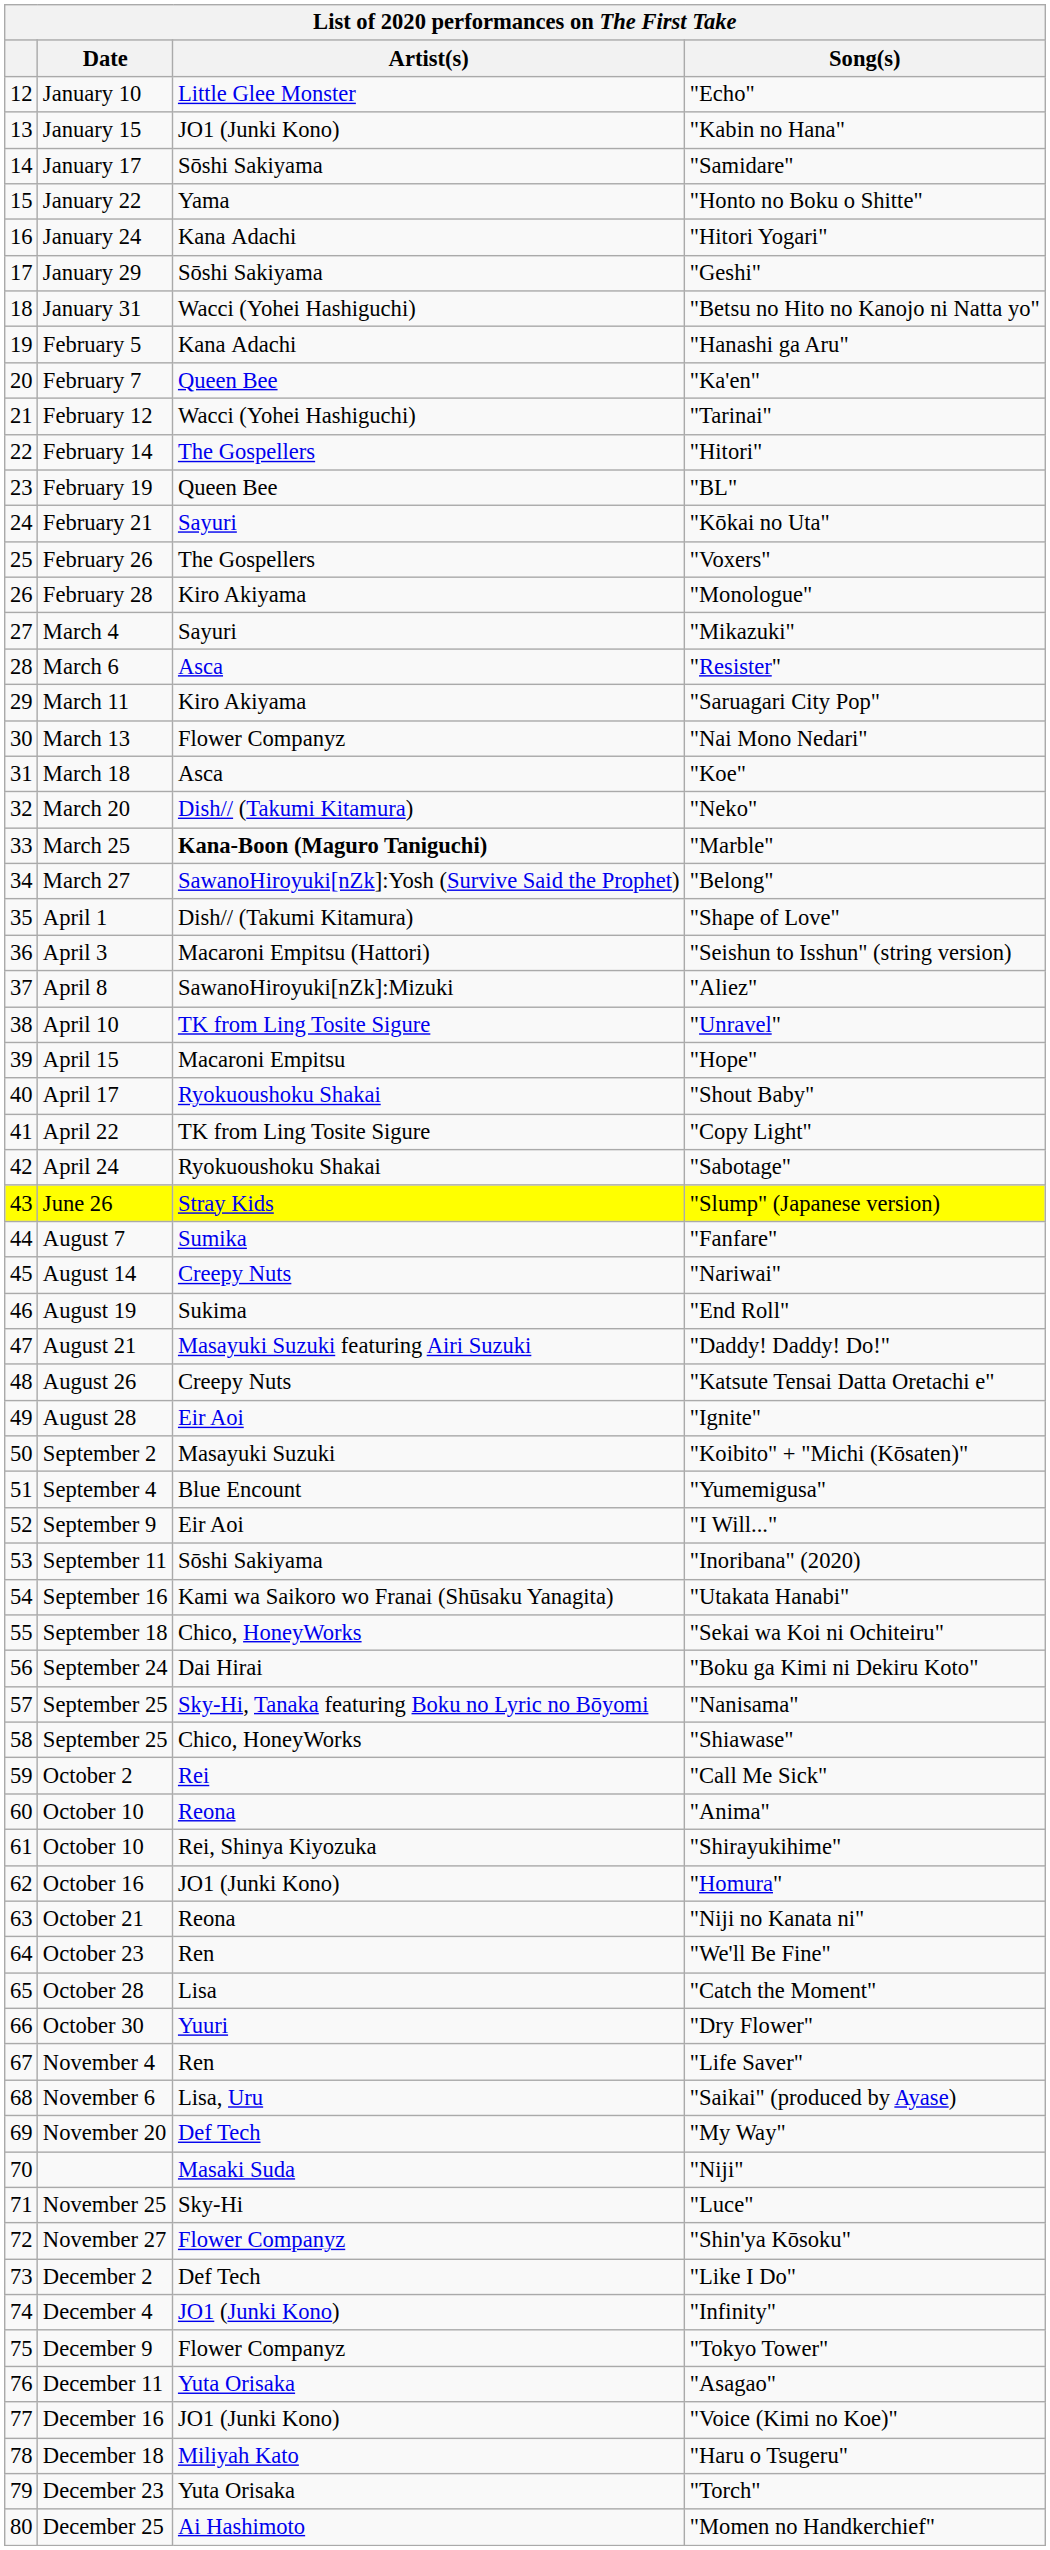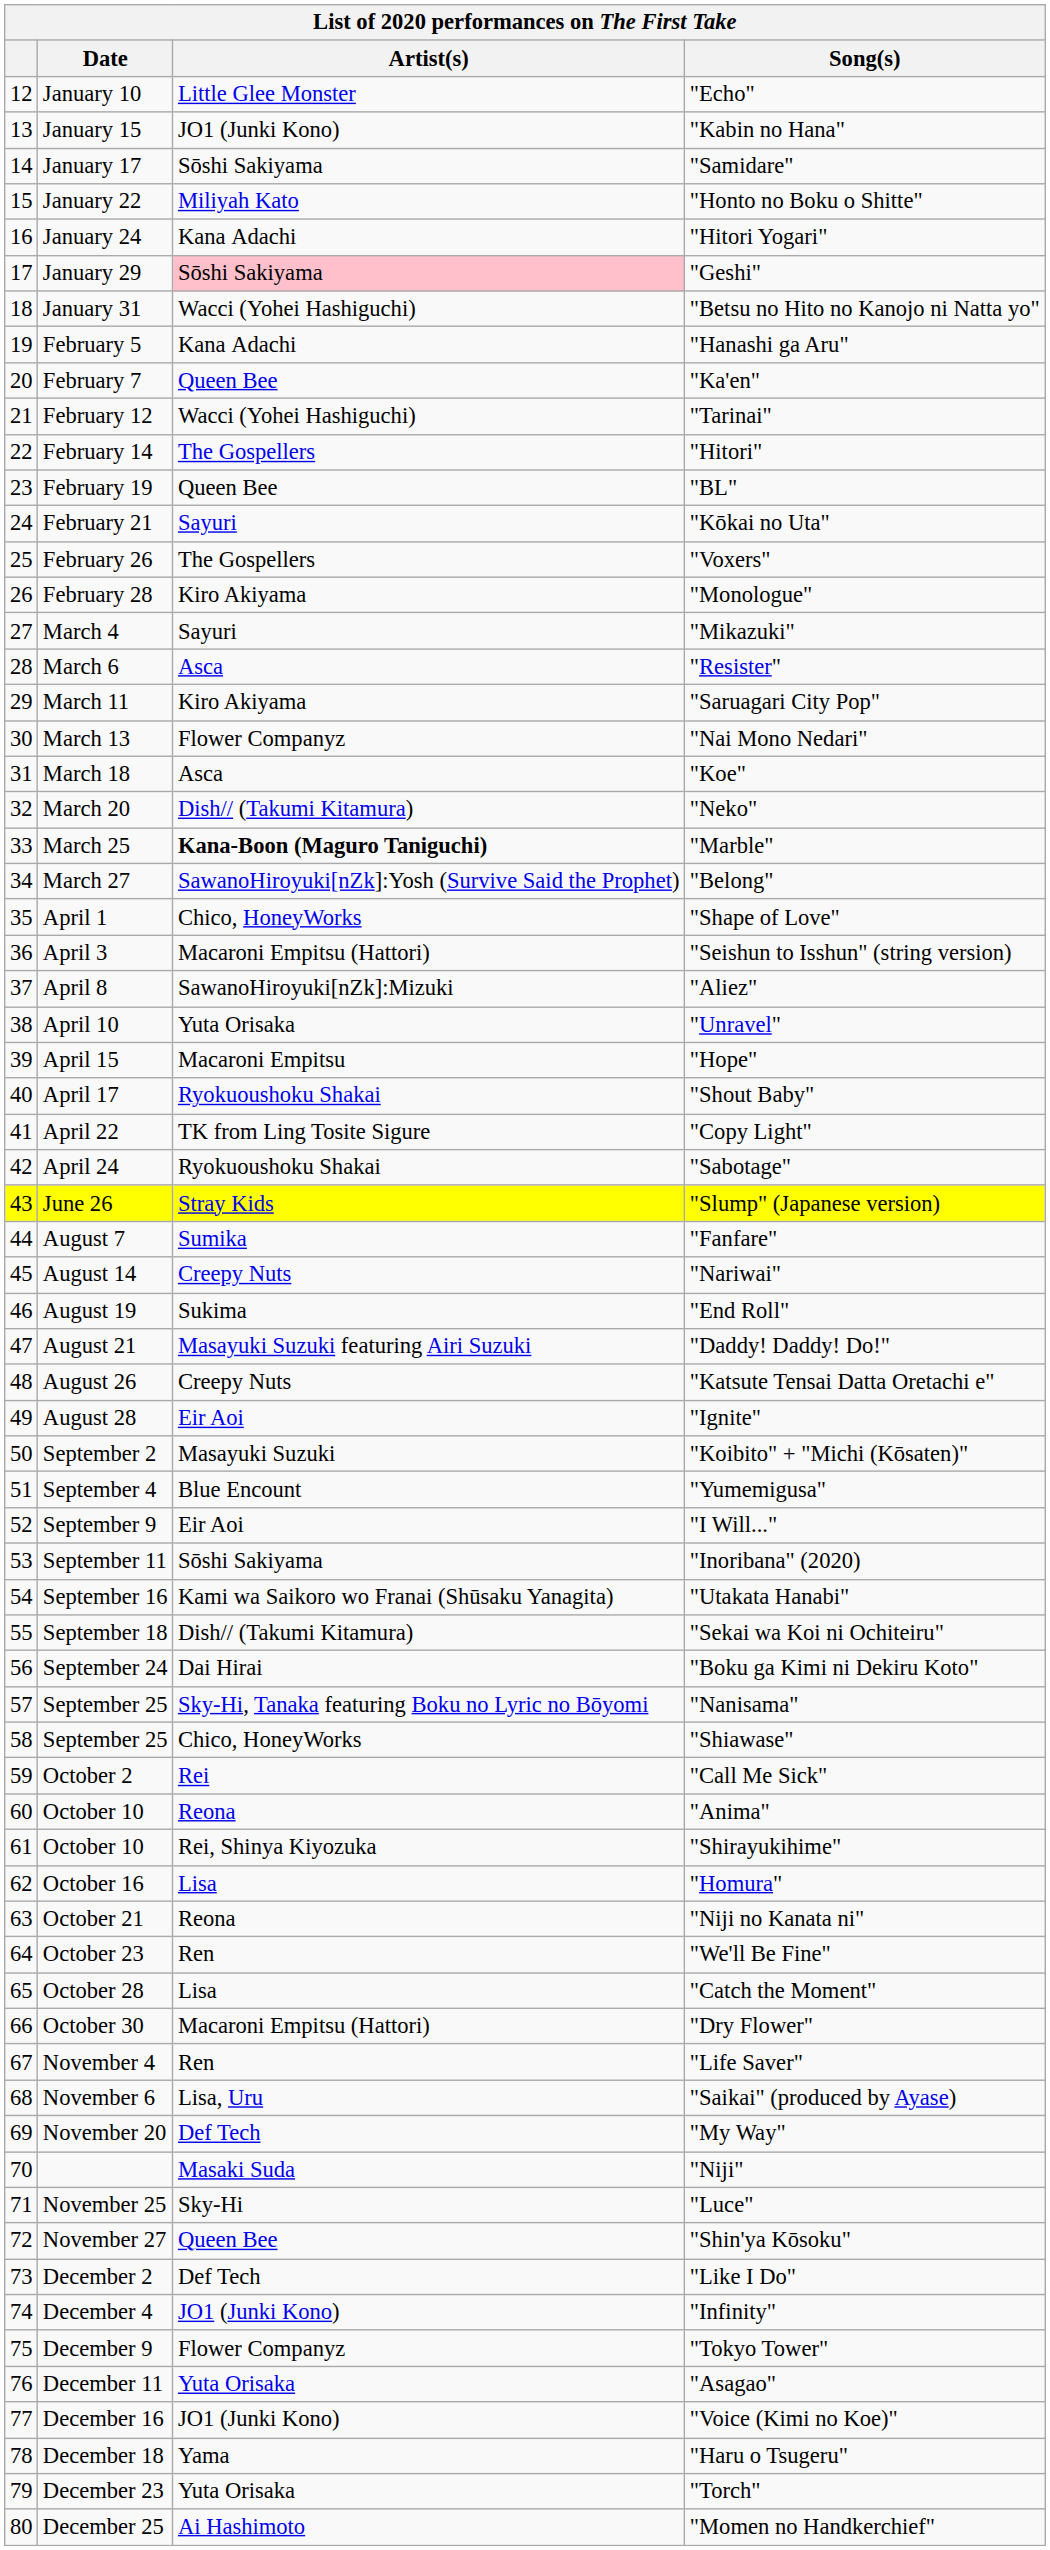(204, 201) Yama -> (238, 201) Miliyah Kato
(250, 272) no background -> (250, 272) pink background
(296, 916) Dish// (Takumi Kitamura) -> (270, 916) Chico, HoneyWorks
(304, 1024) TK from Ling Tosite Sigure -> (237, 1024) Yuta Orisaka
(270, 1632) Chico, HoneyWorks -> (296, 1632) Dish// (Takumi Kitamura)
(259, 1882) JO1 (Junki Kono) -> (197, 1882) Lisa
(203, 2025) Yuuri -> (304, 2025) Macaroni Empitsu (Hattori)
(262, 2240) Flower Companyz -> (228, 2240) Queen Bee
(238, 2455) Miliyah Kato -> (204, 2455) Yama
